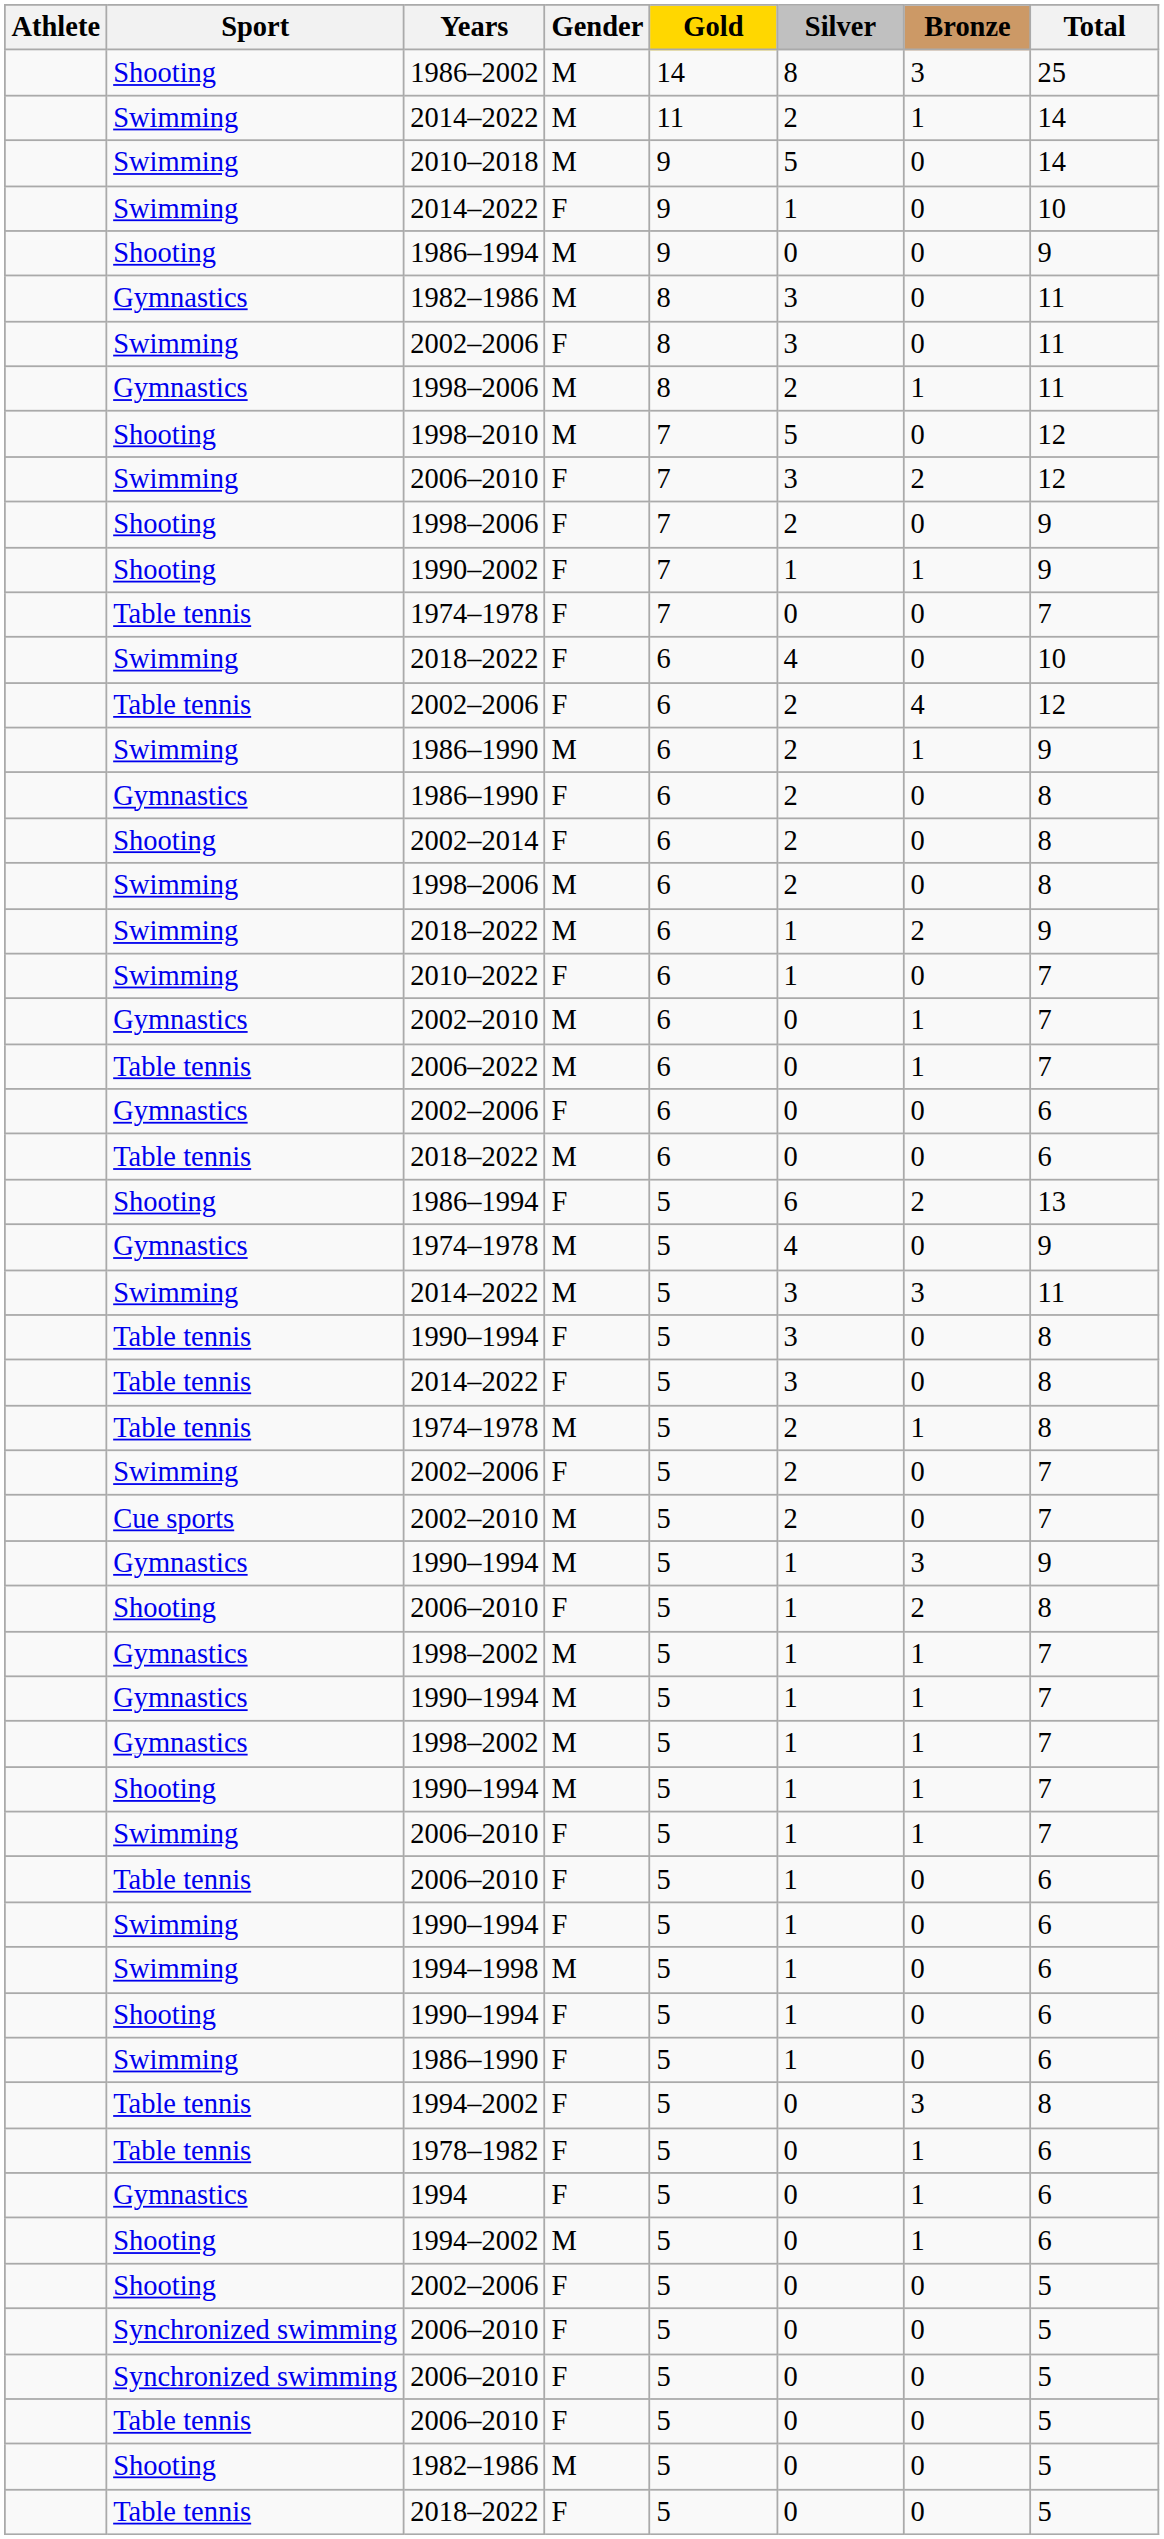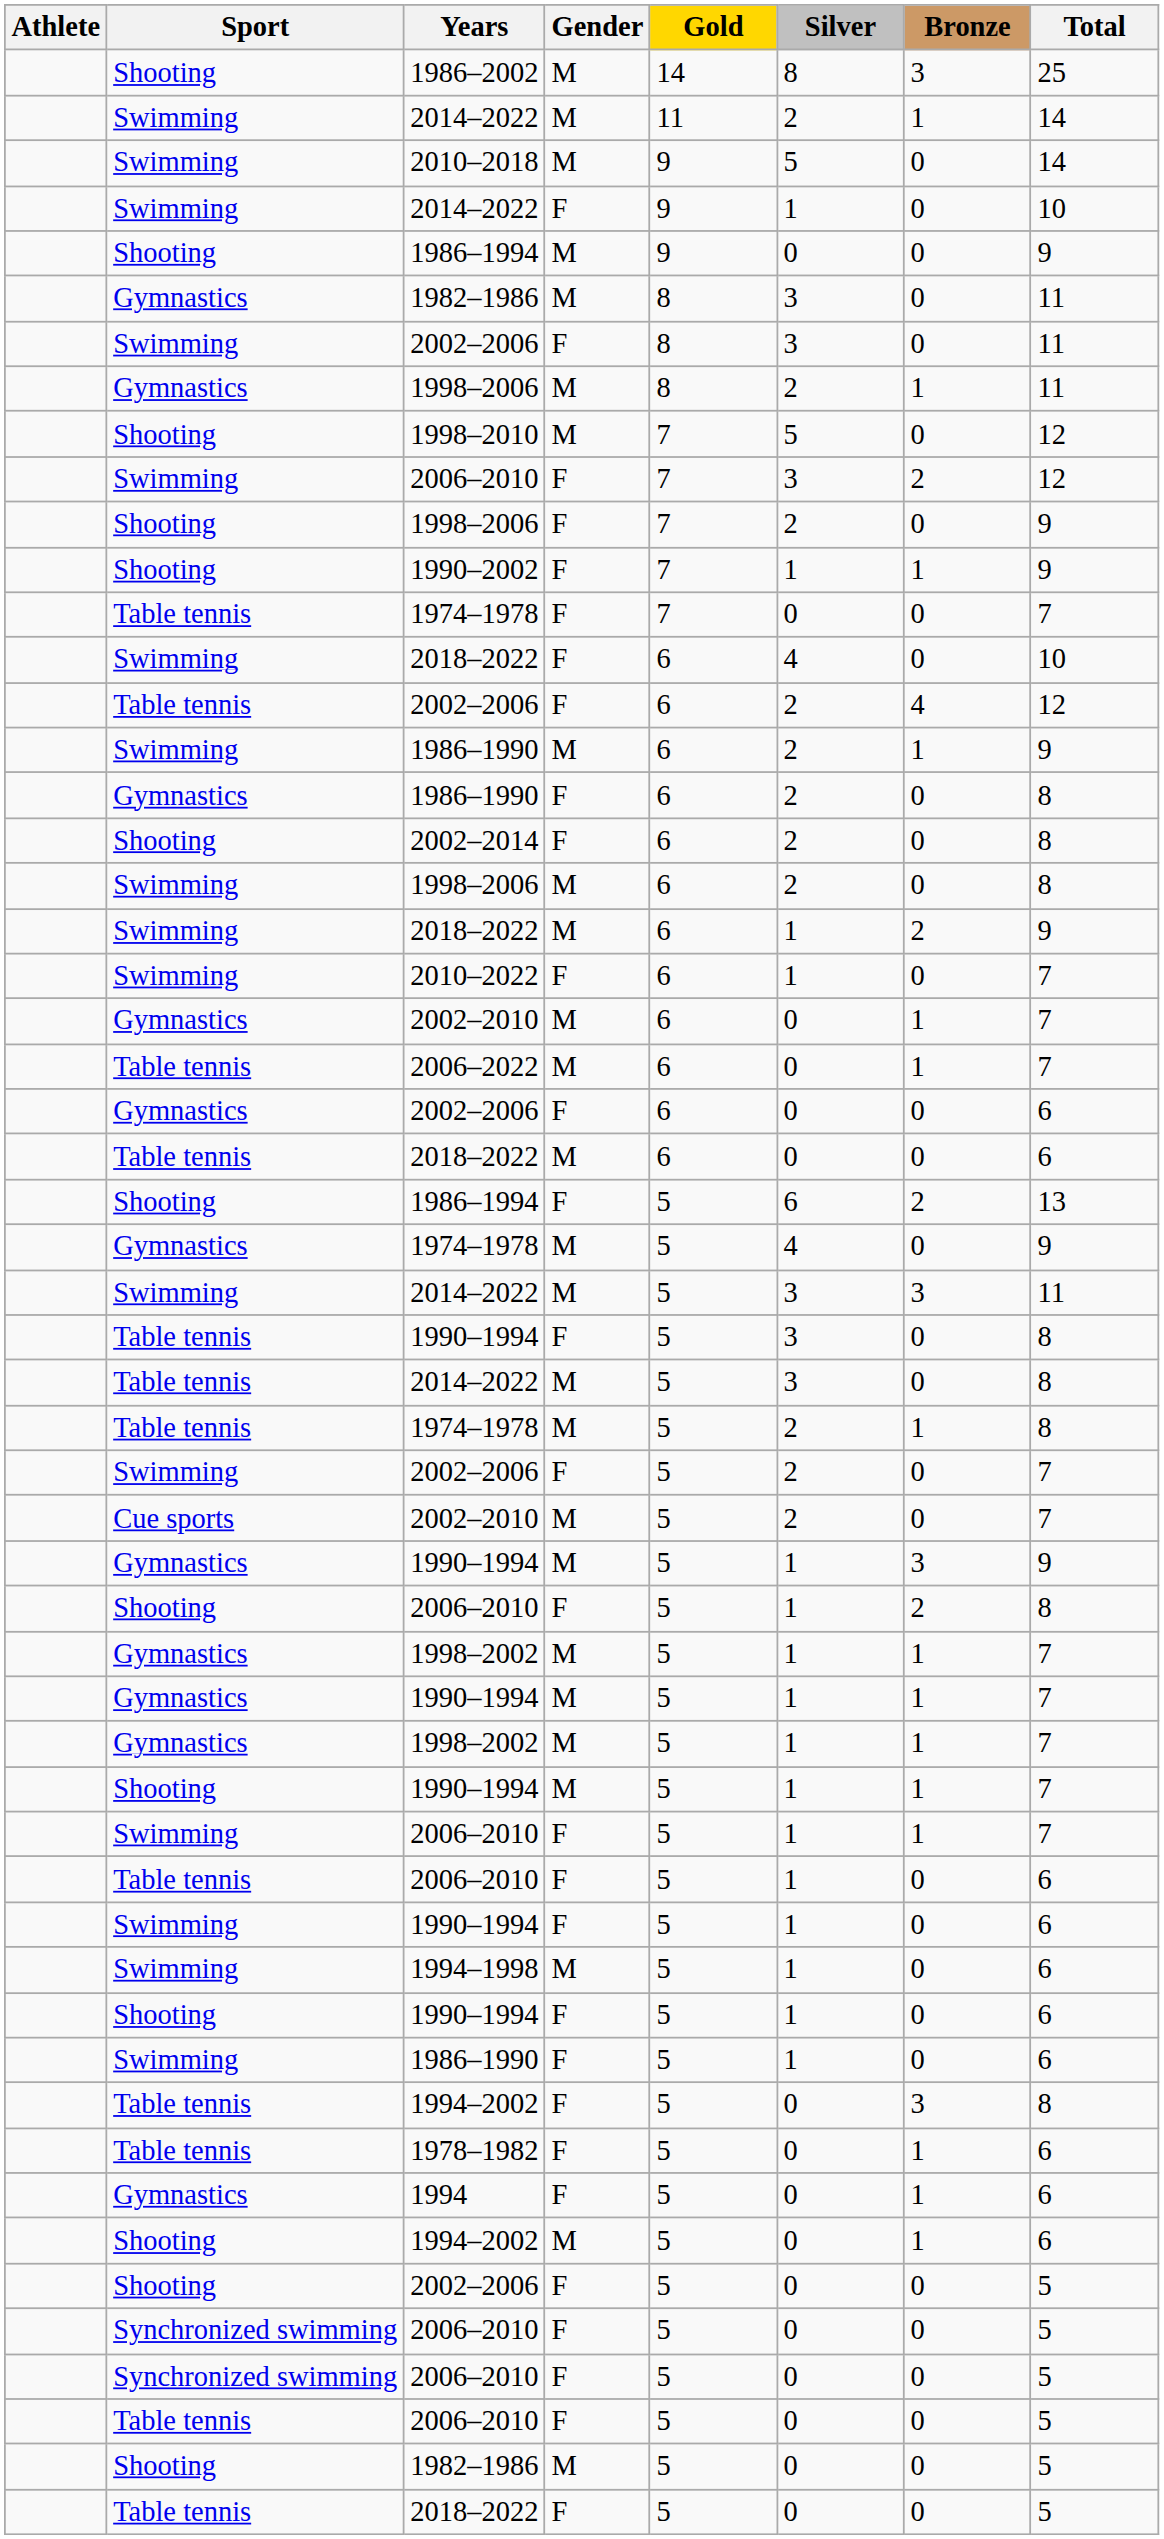(559, 1382) F -> (564, 1382) M
